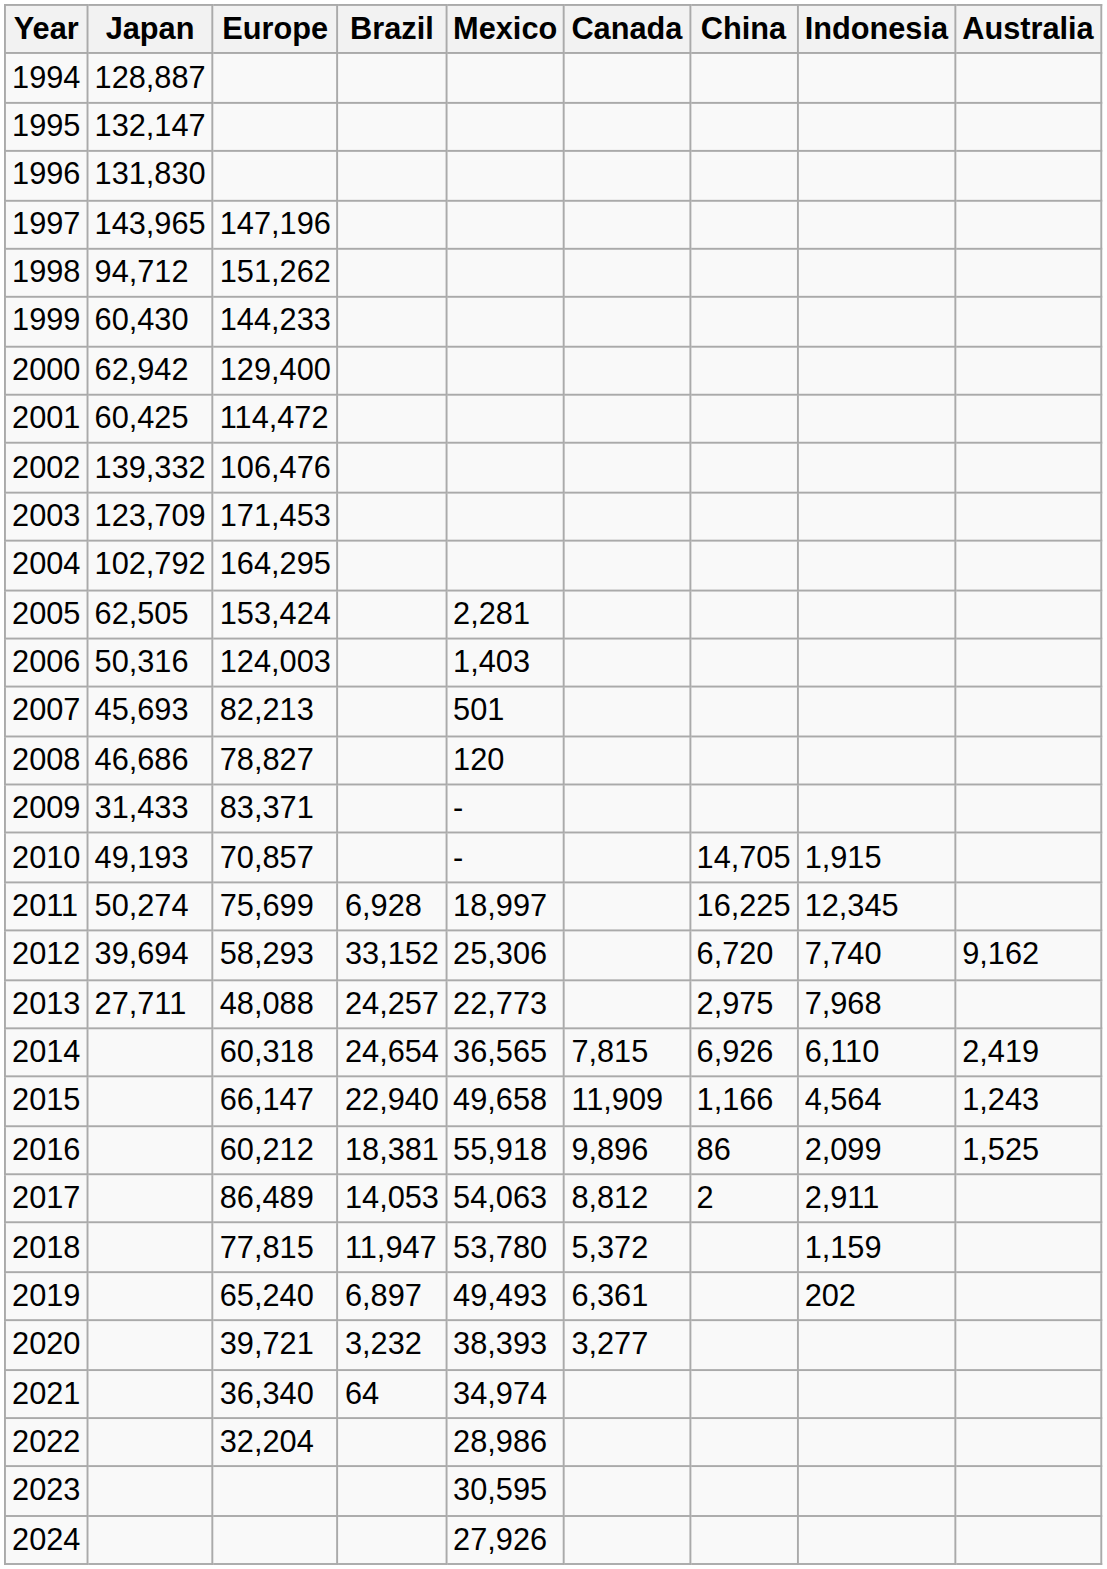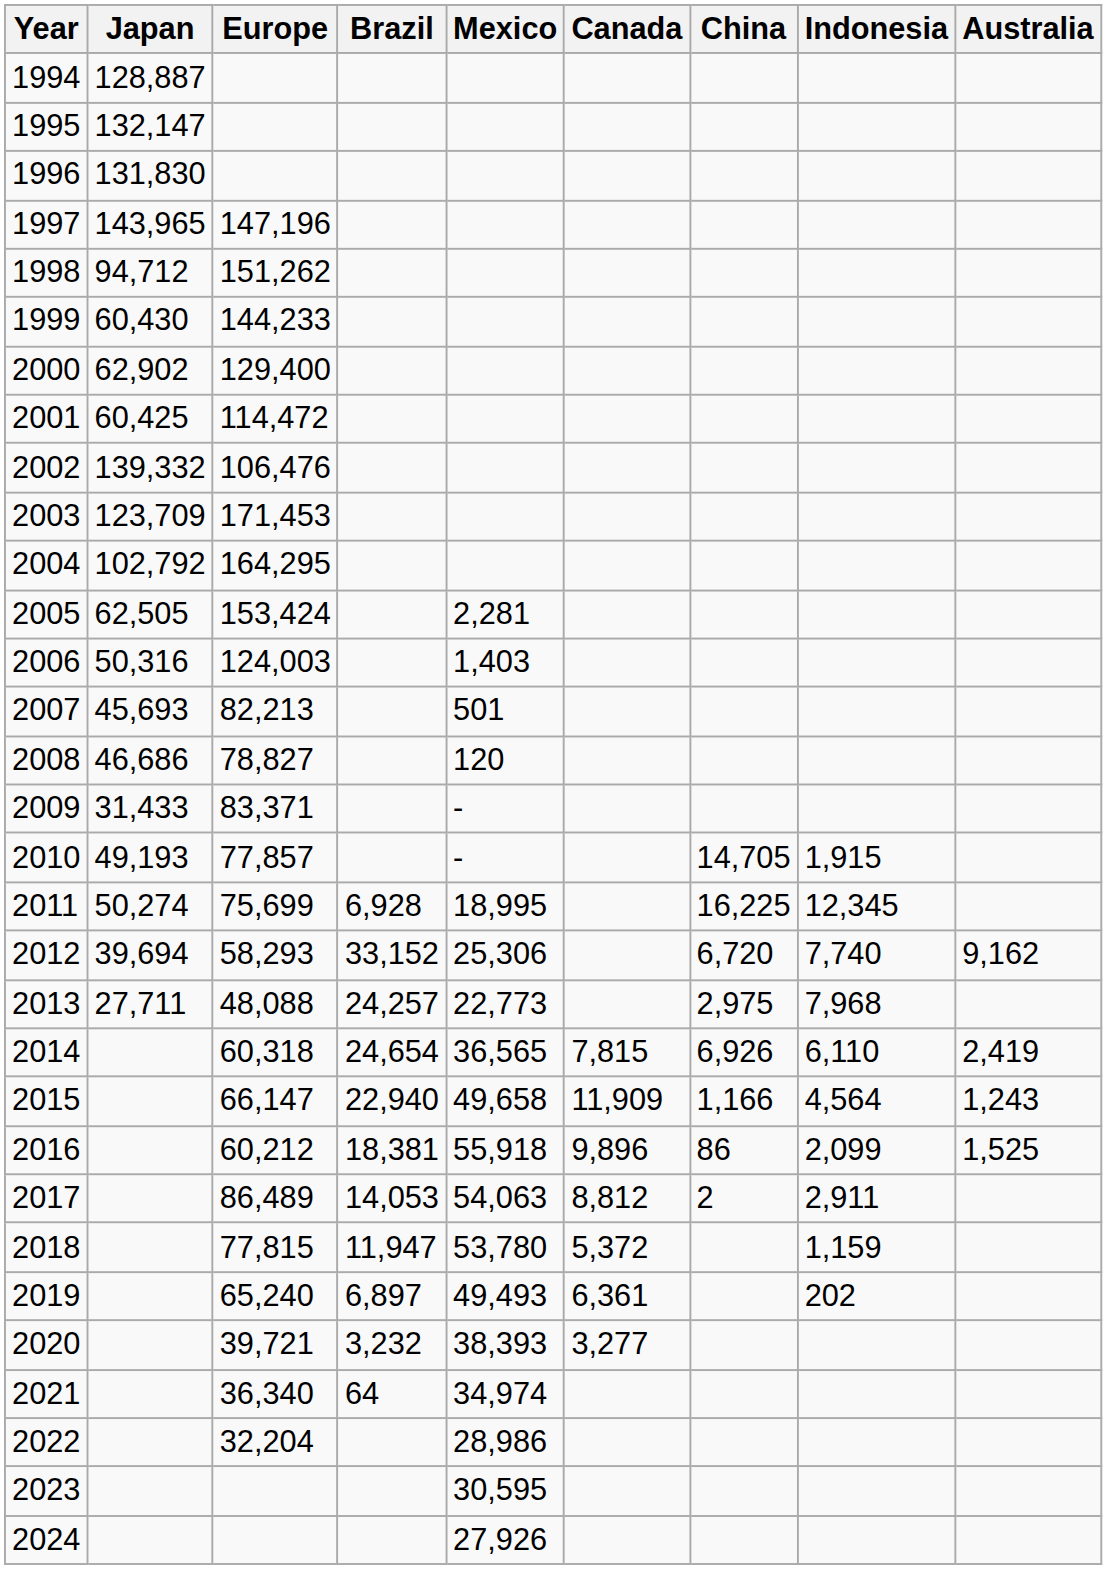(142, 369) 62,942 -> (142, 369) 62,902
(267, 857) 70,857 -> (267, 857) 77,857
(500, 905) 18,997 -> (500, 905) 18,995
